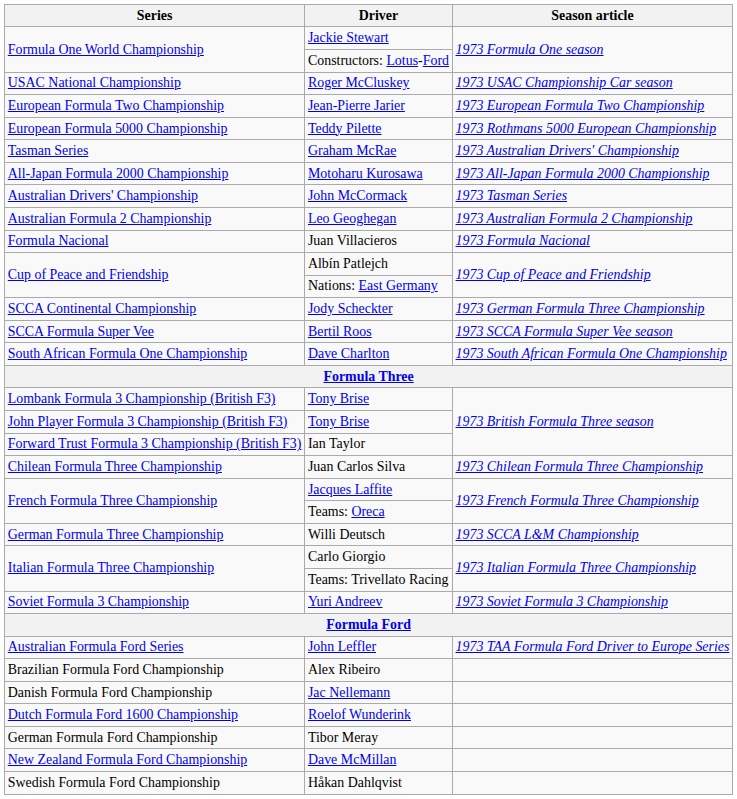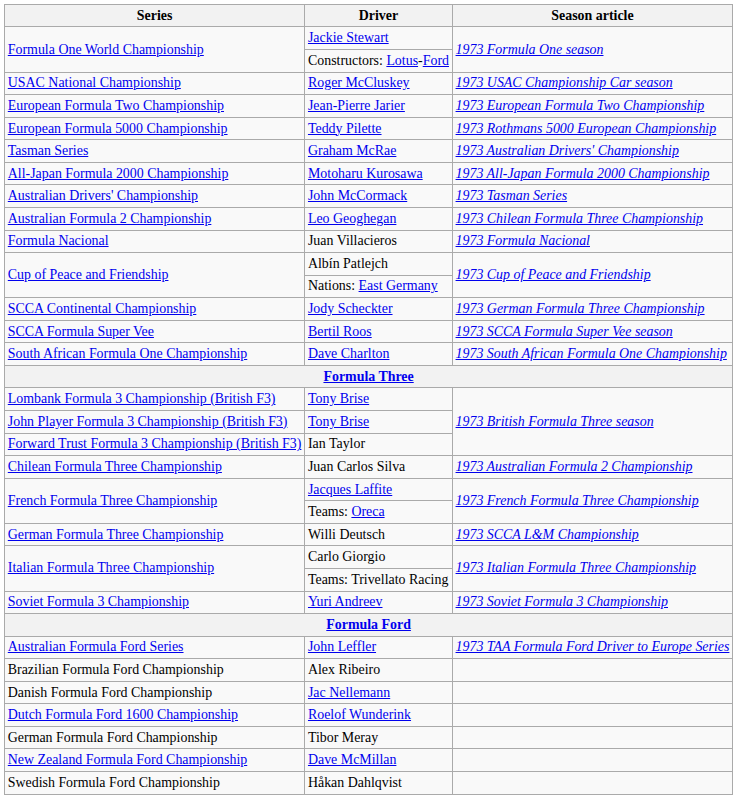(574, 218) 1973 Australian Formula 2 Championship -> (579, 218) 1973 Chilean Formula Three Championship
(579, 466) 1973 Chilean Formula Three Championship -> (574, 466) 1973 Australian Formula 2 Championship
